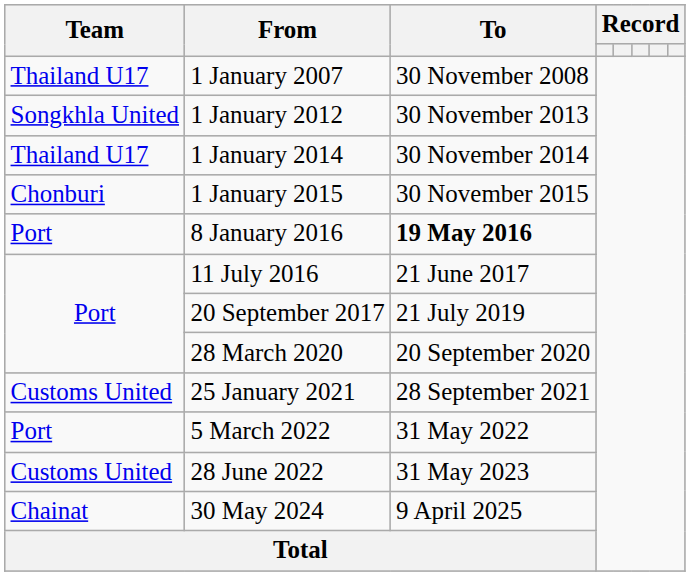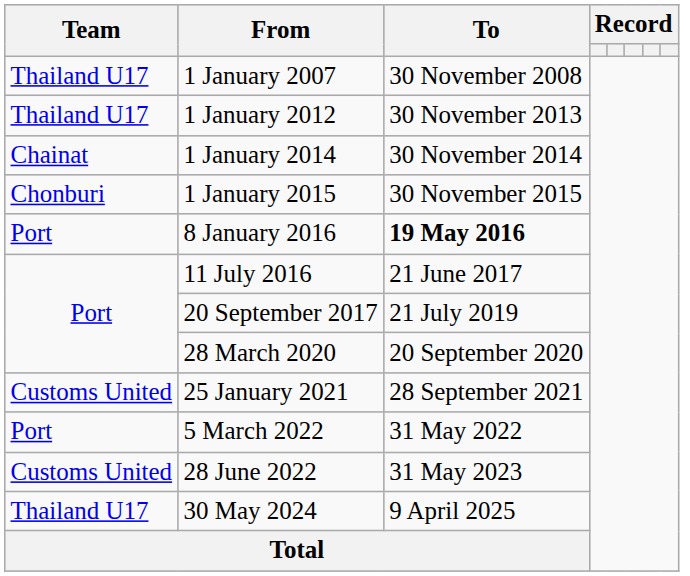(95, 114) Songkhla United -> (80, 114) Thailand U17
(80, 154) Thailand U17 -> (49, 154) Chainat
(49, 510) Chainat -> (80, 510) Thailand U17
